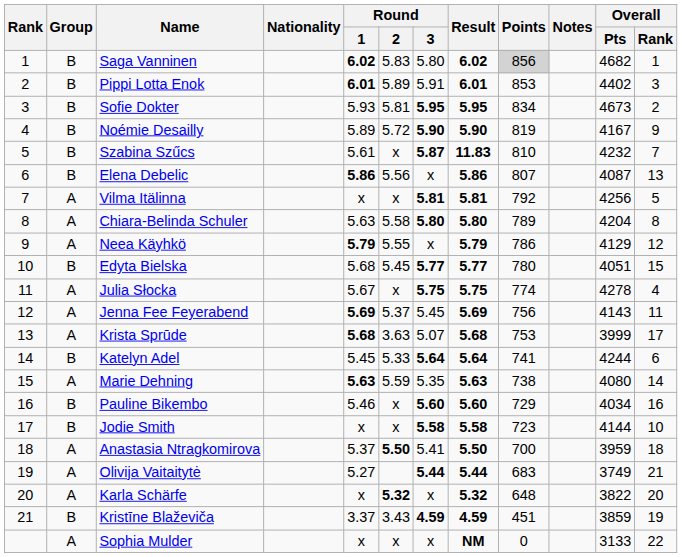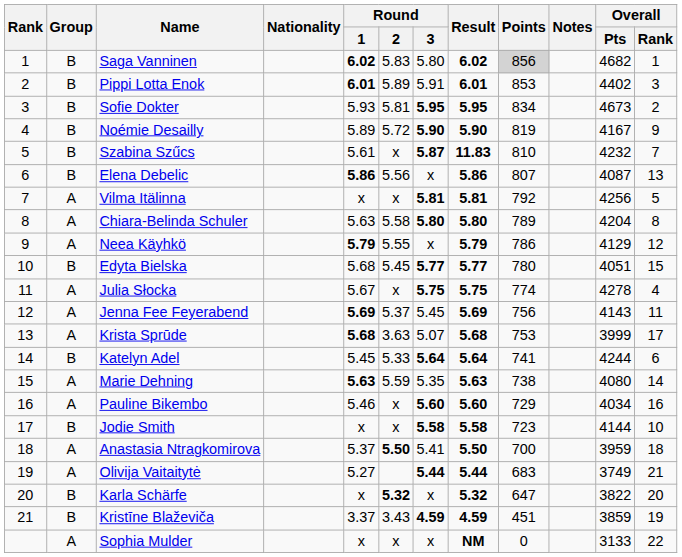(71, 404) B -> (71, 404) A
(71, 495) A -> (71, 495) B
(524, 495) 648 -> (524, 495) 647
